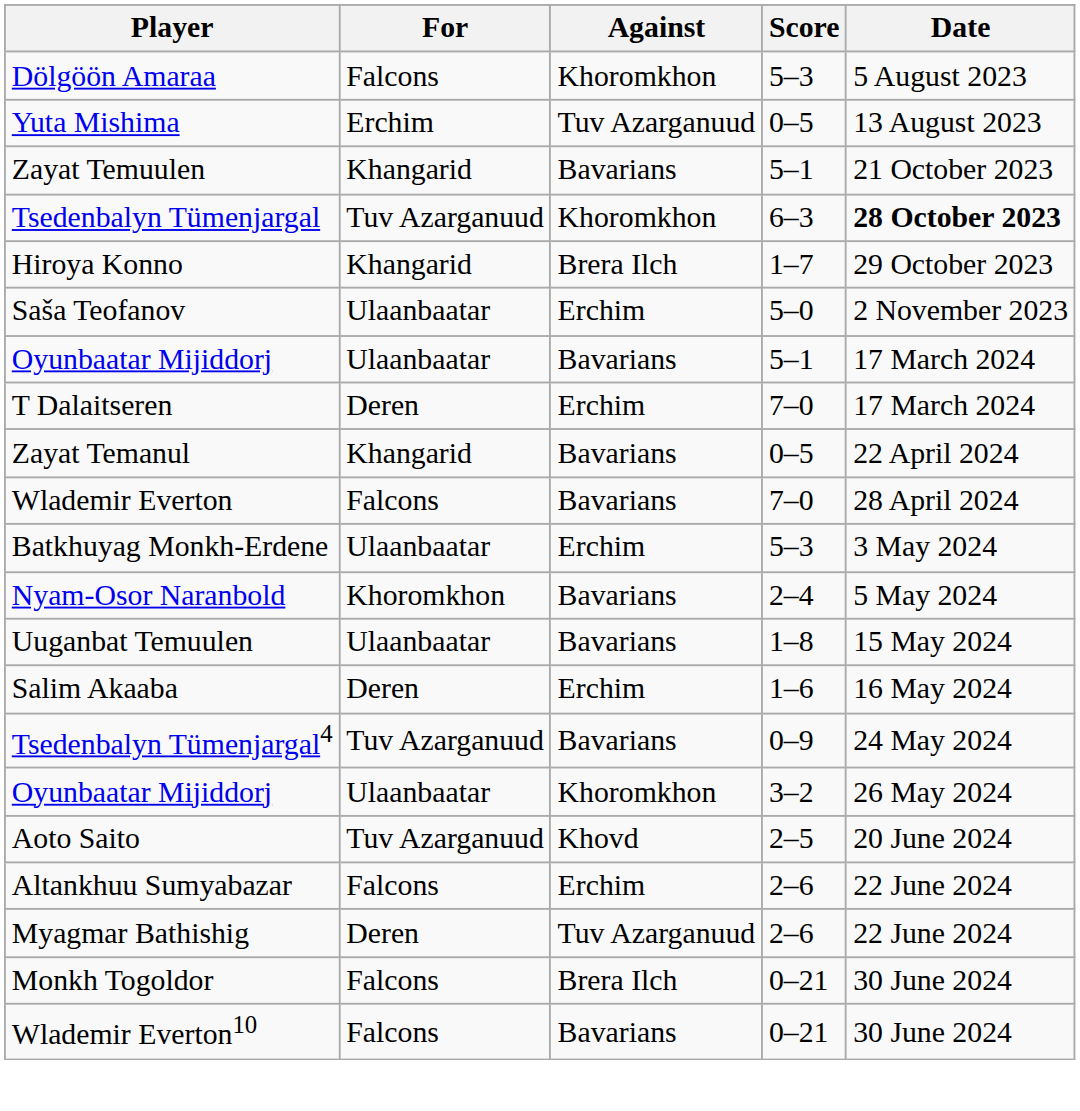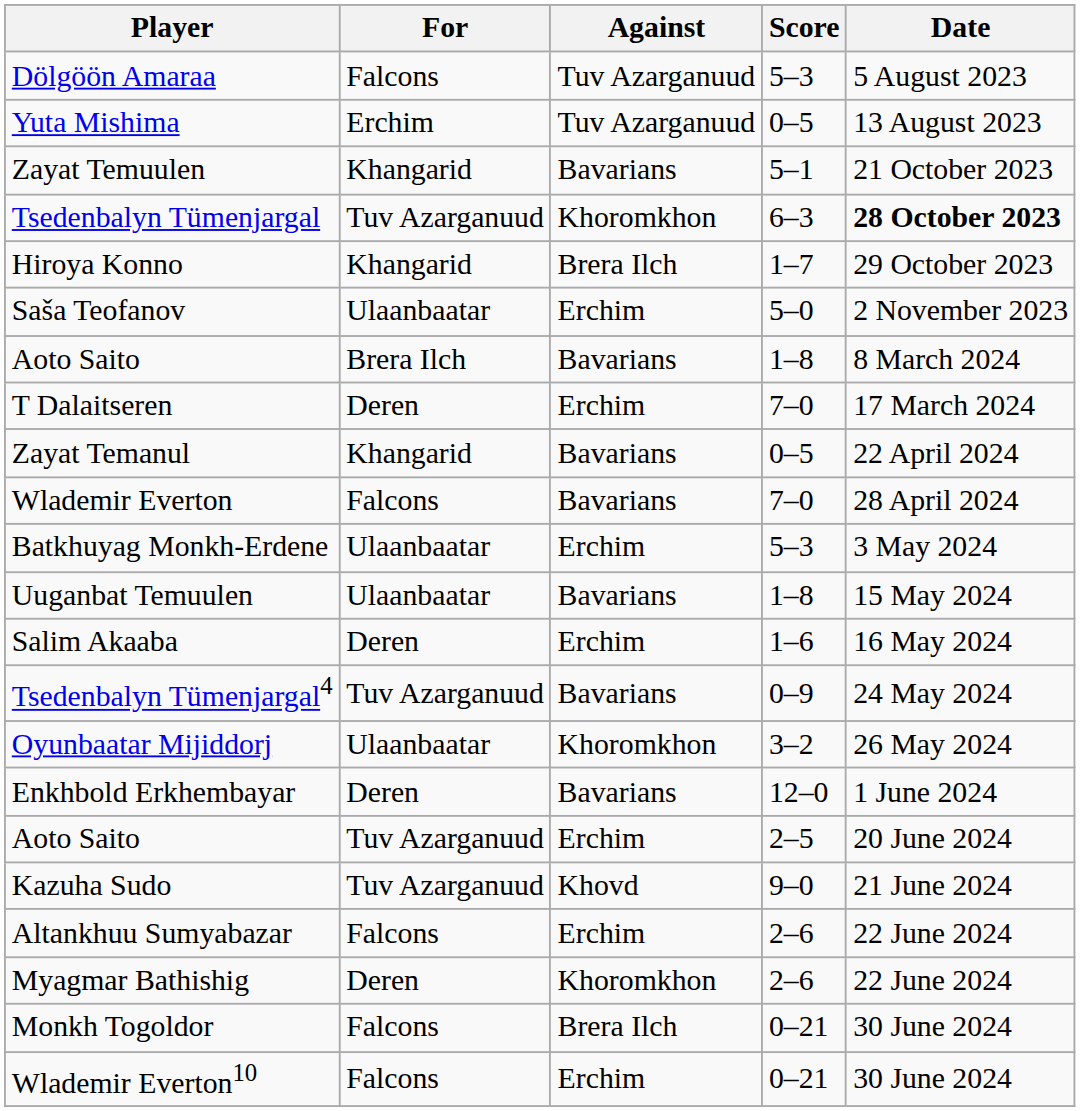(637, 75) Khoromkhon -> (656, 75) Tuv Azarganuud
+ row: (76, 358)
- row: (142, 358)
- row: (149, 594)
+ row: (154, 791)
(598, 838) Khovd -> (601, 838) Erchim
+ row: (92, 885)
(656, 932) Tuv Azarganuud -> (637, 980) Khoromkhon
(617, 1031) Bavarians -> (601, 1078) Erchim
